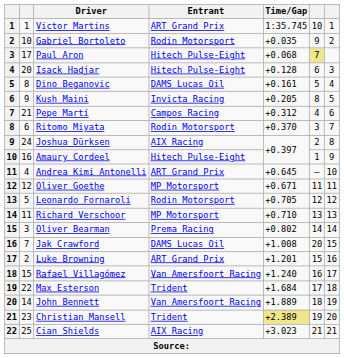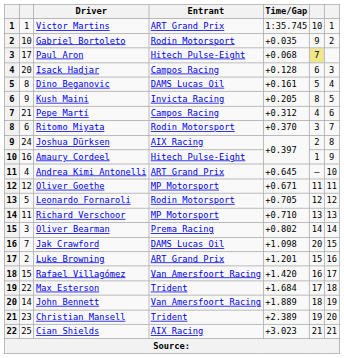(198, 70) Hitech Pulse-Eight -> (185, 70) Campos Racing
(281, 244) +1.008 -> (281, 244) +1.098
(281, 273) +1.240 -> (281, 273) +1.420
(281, 317) khaki background -> (281, 317) no background
